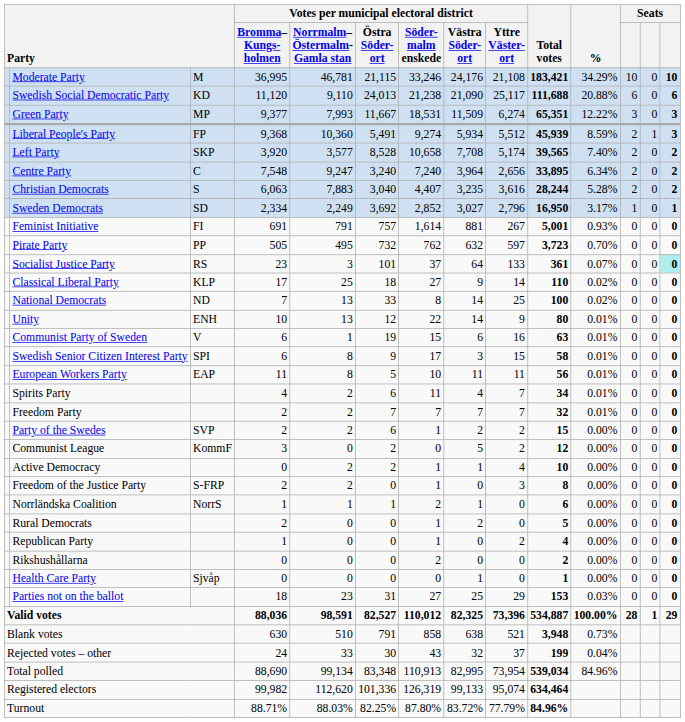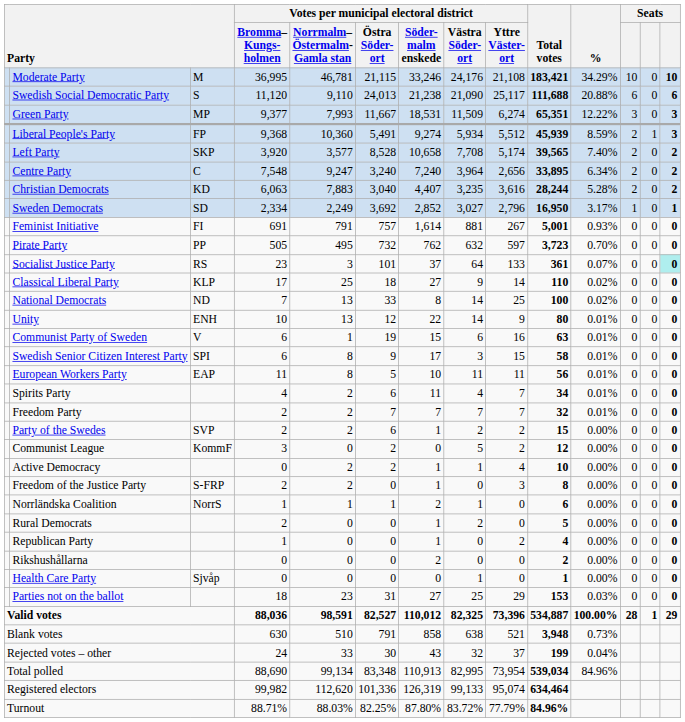(201, 95) KD -> (196, 95) S
(196, 189) S -> (201, 189) KD
